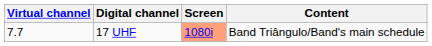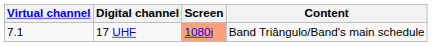(15, 32) 7.7 -> (15, 32) 7.1
